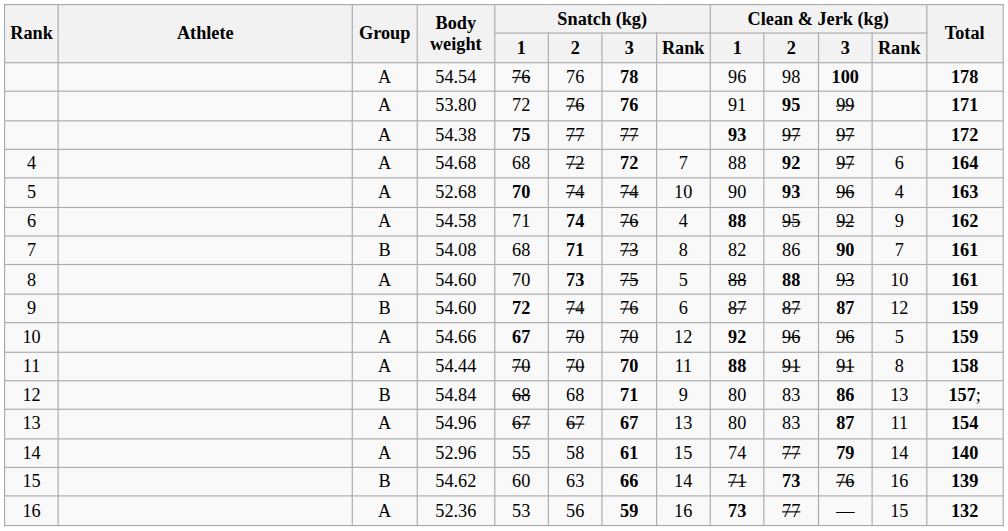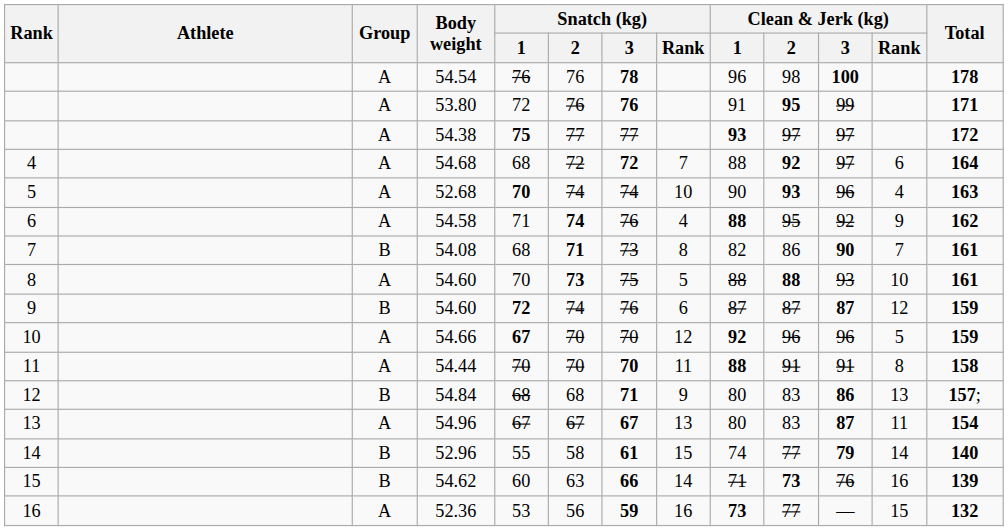(385, 452) A -> (385, 452) B
